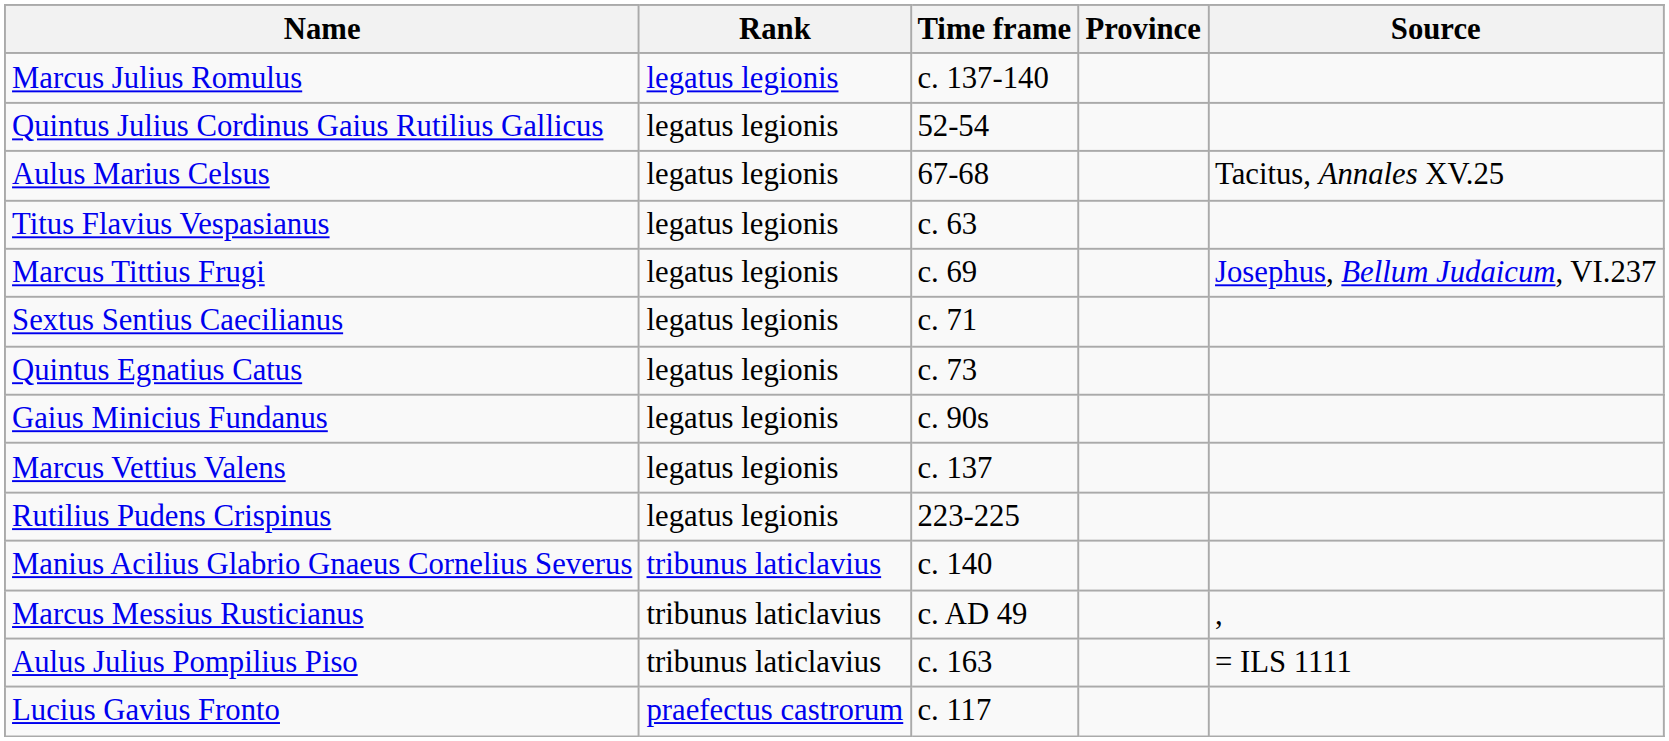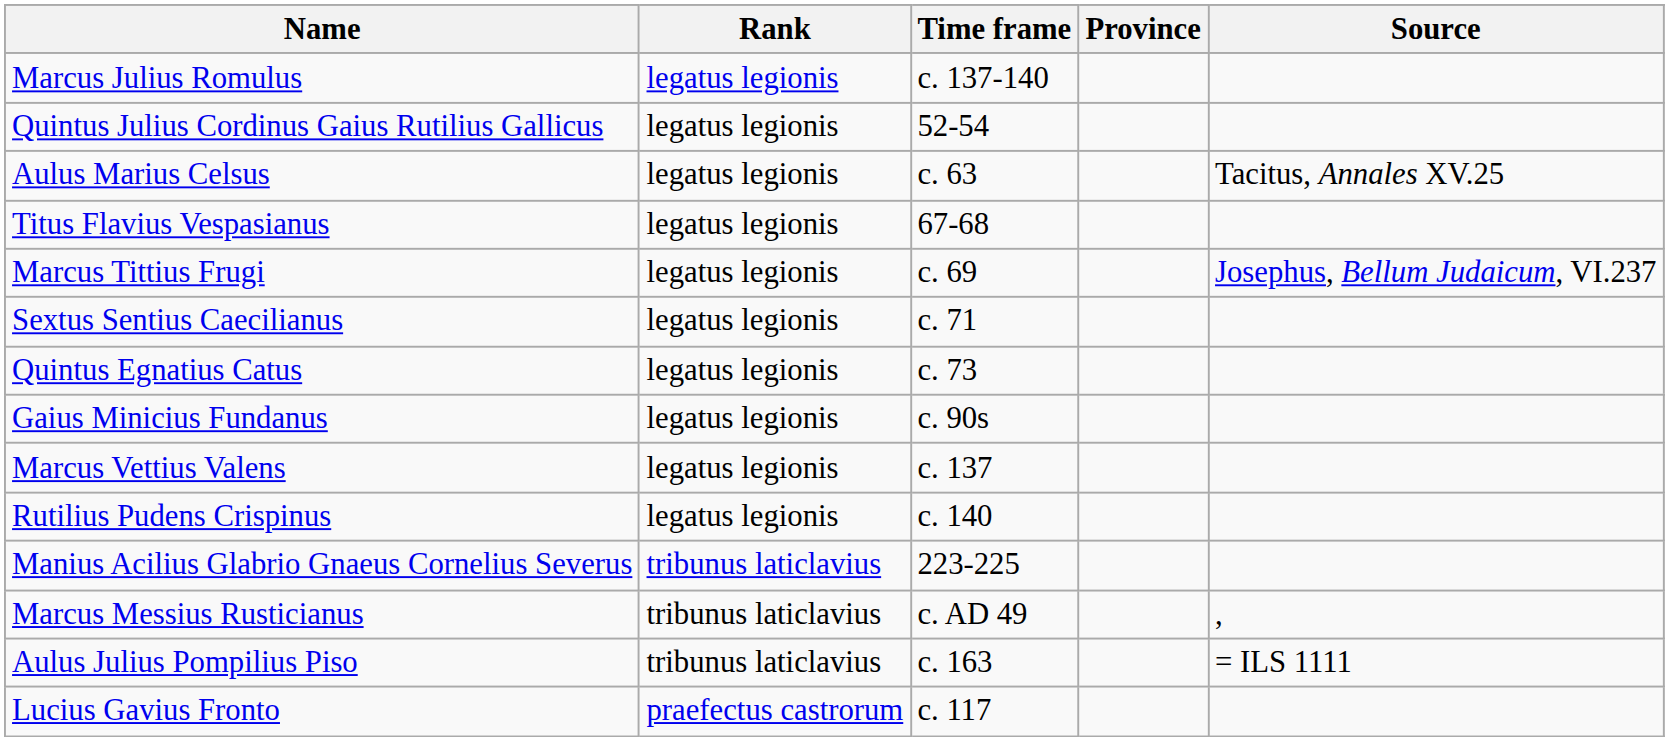(953, 175) 67-68 -> (947, 175) c. 63
(947, 223) c. 63 -> (953, 223) 67-68
(969, 516) 223-225 -> (955, 516) c. 140
(955, 564) c. 140 -> (969, 564) 223-225
